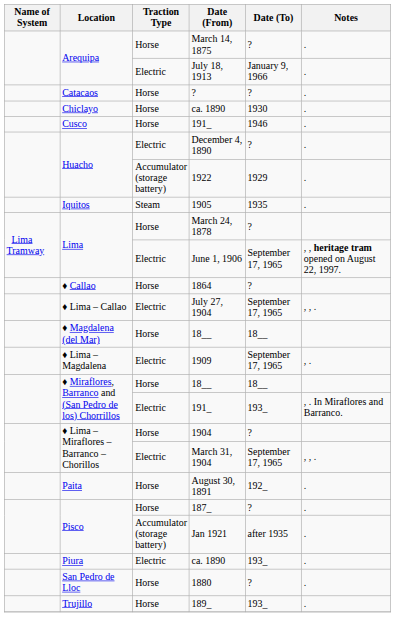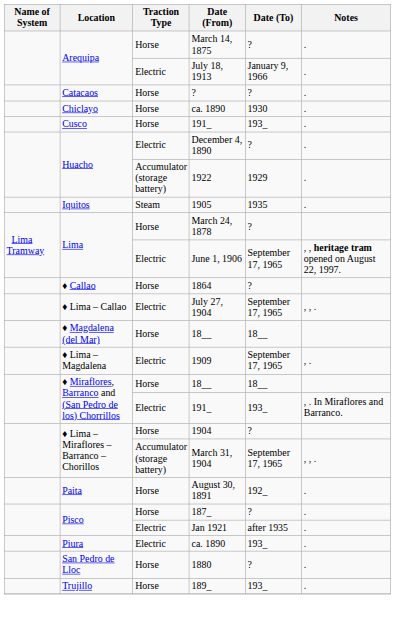(257, 124) 1946 -> (257, 124) 193_
(151, 457) Electric -> (161, 458) Accumulator (storage battery)
(161, 534) Accumulator (storage battery) -> (151, 527) Electric
